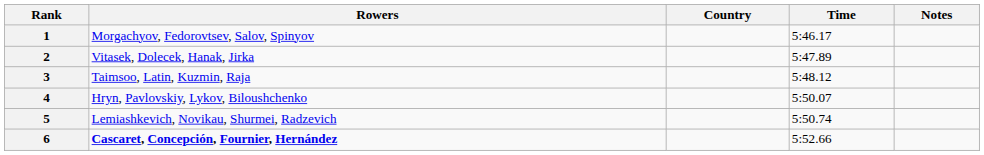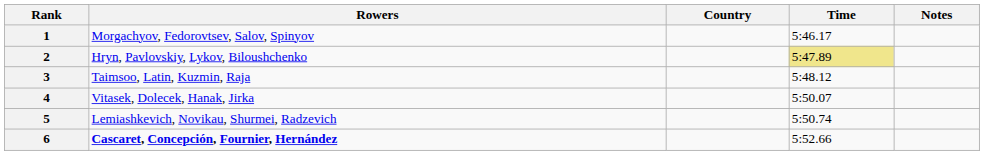(173, 56) Vitasek, Dolecek, Hanak, Jirka -> (199, 56) Hryn, Pavlovskiy, Lykov, Biloushchenko
(812, 56) no background -> (812, 56) khaki background
(199, 98) Hryn, Pavlovskiy, Lykov, Biloushchenko -> (173, 98) Vitasek, Dolecek, Hanak, Jirka
